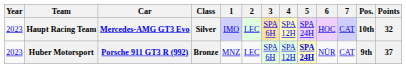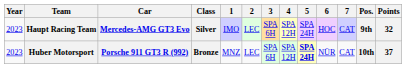(366, 29) 10th -> (366, 29) 9th
(366, 52) 9th -> (366, 52) 10th
